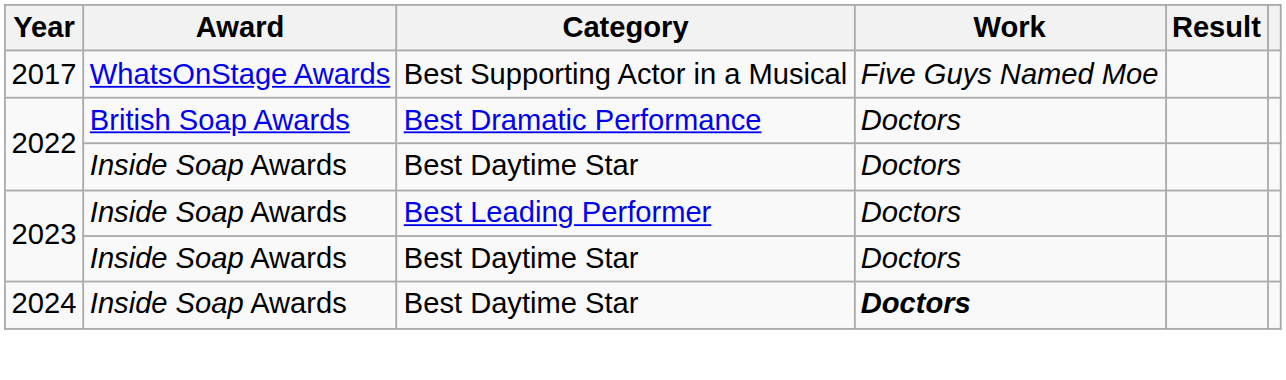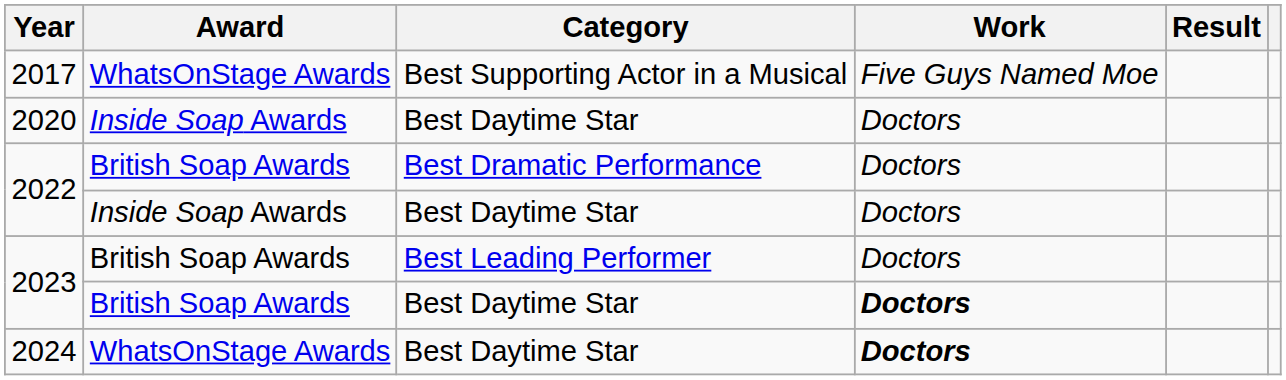+ row: (44, 119)
(218, 212) Inside Soap Awards -> (220, 258) British Soap Awards
(218, 258) Inside Soap Awards -> (220, 304) British Soap Awards
(911, 258) normal -> (916, 304) bold
(218, 304) Inside Soap Awards -> (240, 350) WhatsOnStage Awards
